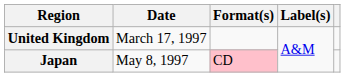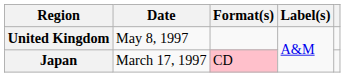(161, 38) March 17, 1997 -> (152, 38) May 8, 1997
(152, 60) May 8, 1997 -> (161, 60) March 17, 1997
